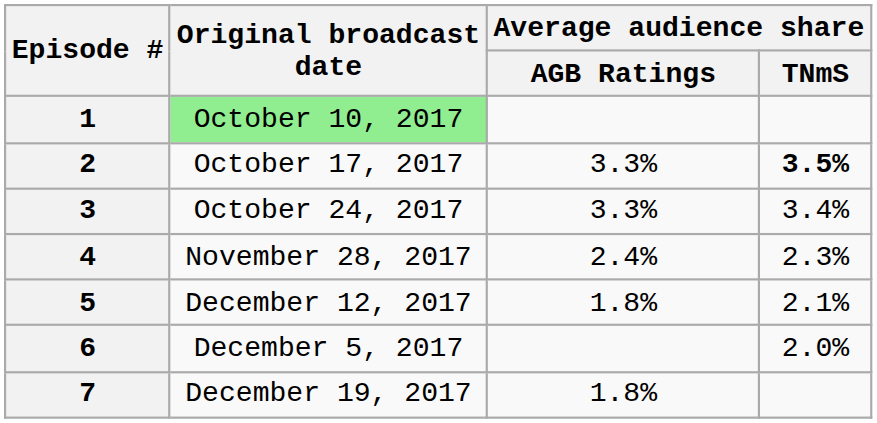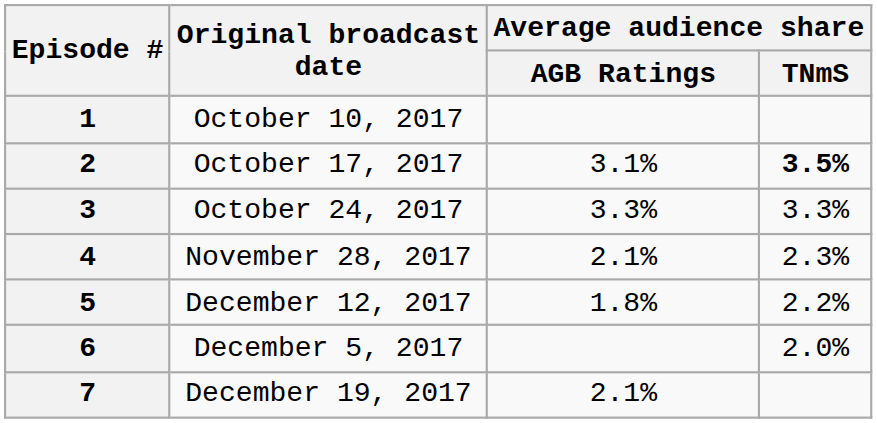(328, 119) lightgreen background -> (328, 119) no background
(623, 165) 3.3% -> (623, 165) 3.1%
(815, 211) 3.4% -> (815, 211) 3.3%
(623, 257) 2.4% -> (623, 257) 2.1%
(815, 303) 2.1% -> (815, 303) 2.2%
(623, 394) 1.8% -> (623, 394) 2.1%
